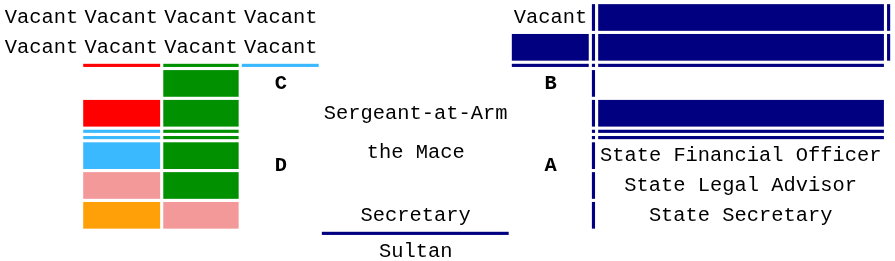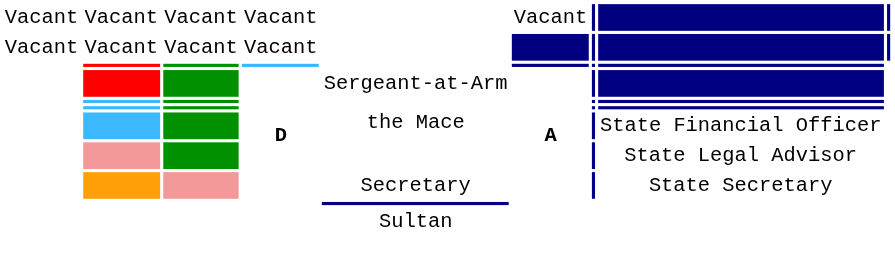- row: (41, 83)
